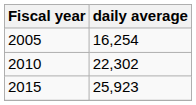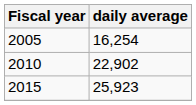(116, 64) 22,302 -> (116, 64) 22,902
